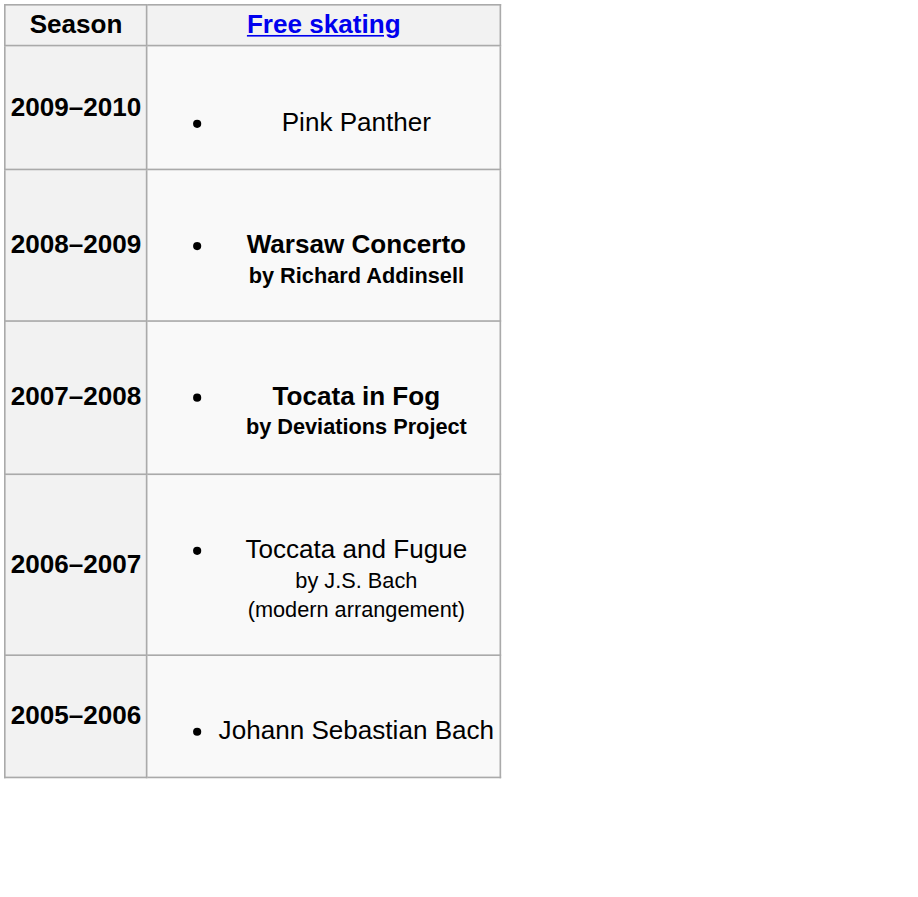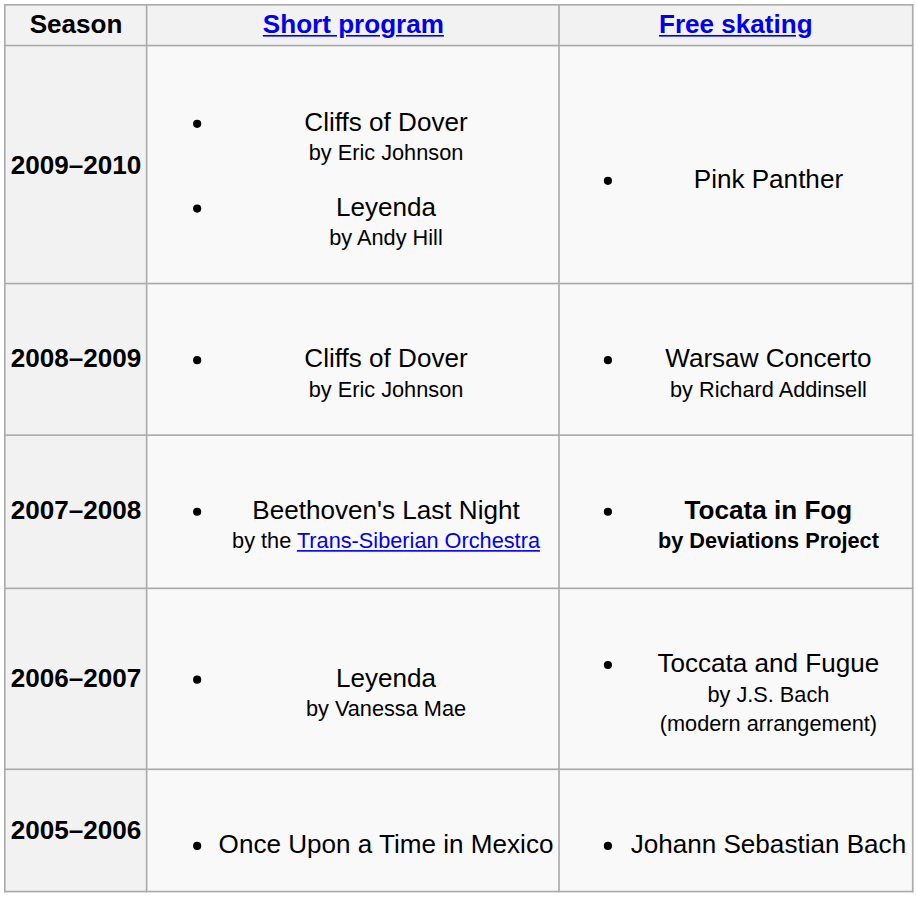+ column: (353, 25)
(324, 260) bold -> (736, 374) normal
